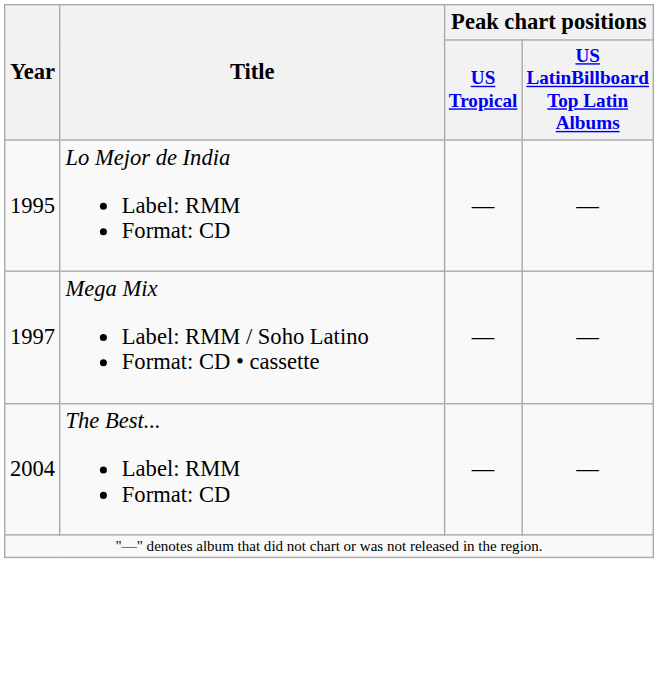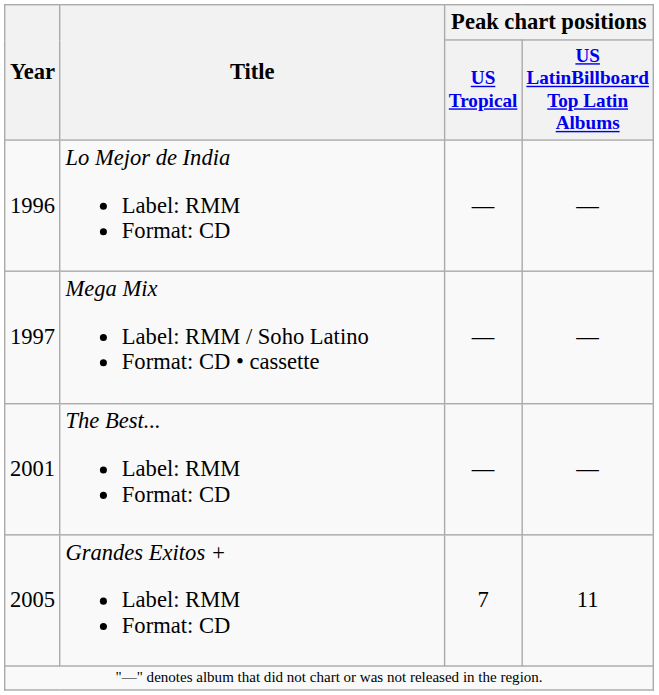(32, 205) 1995 -> (32, 205) 1996
(32, 468) 2004 -> (32, 468) 2001
+ row: (252, 589)
